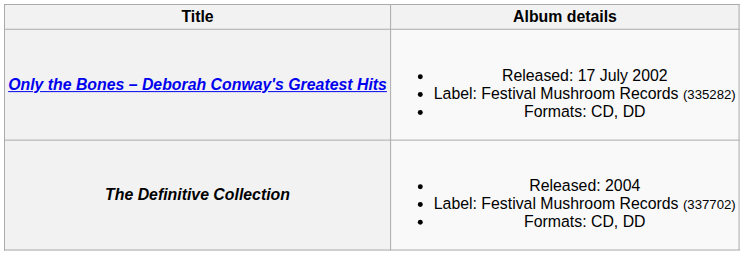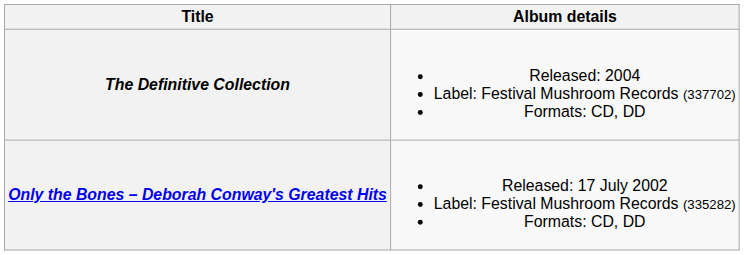rows swapped: (198, 84) <-> (198, 195)
